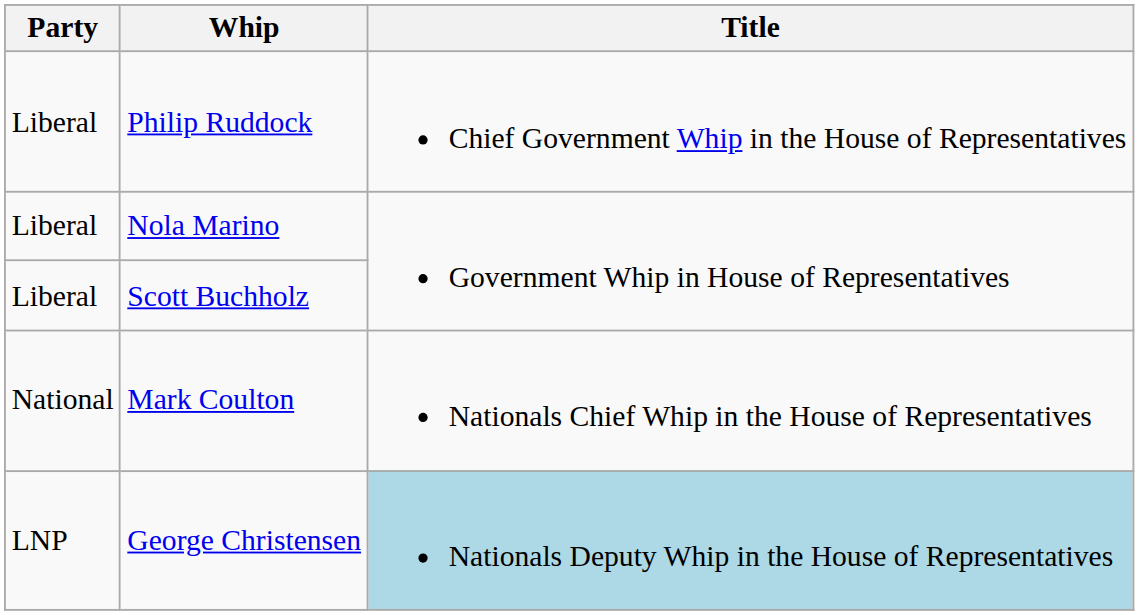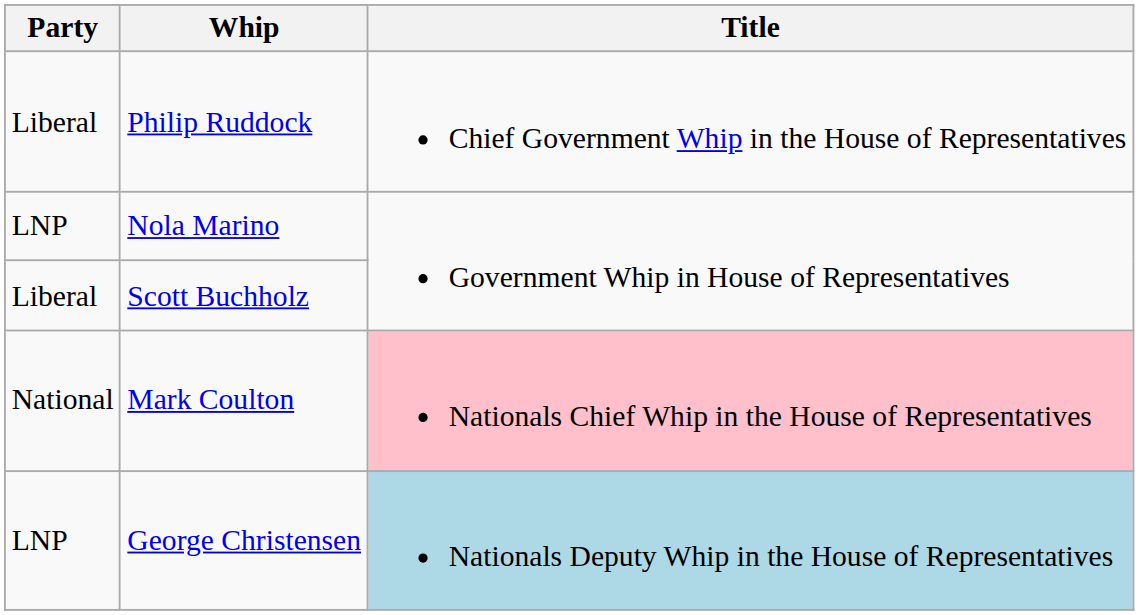(54, 225) Liberal -> (40, 225) LNP
(751, 417) no background -> (751, 417) pink background
